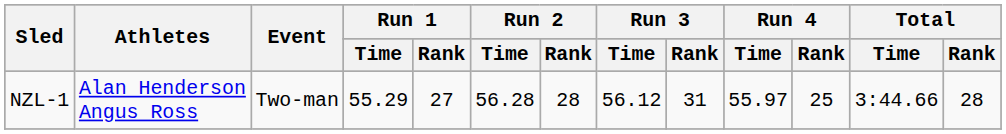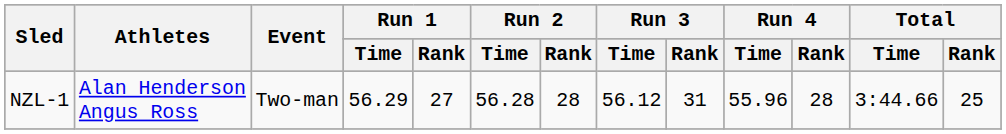(378, 100) 55.29 -> (378, 100) 56.29
(758, 100) 55.97 -> (758, 100) 55.96
(821, 100) 25 -> (821, 100) 28
(972, 100) 28 -> (972, 100) 25
